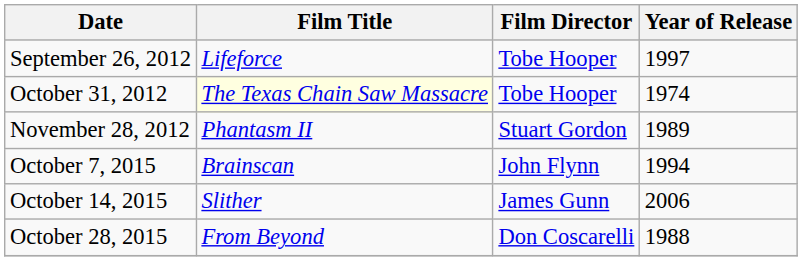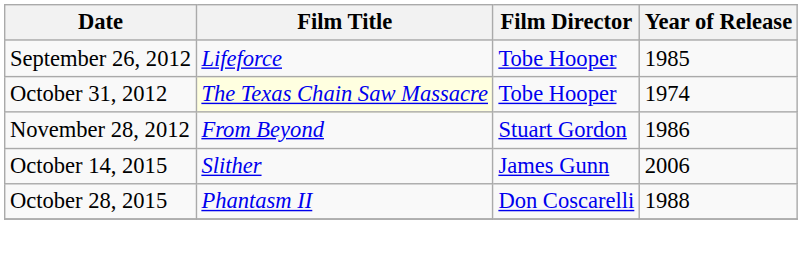(667, 58) 1997 -> (667, 58) 1985
(257, 129) Phantasm II -> (263, 129) From Beyond
(667, 129) 1989 -> (667, 129) 1986
- row: (83, 165)
(263, 237) From Beyond -> (257, 201) Phantasm II
